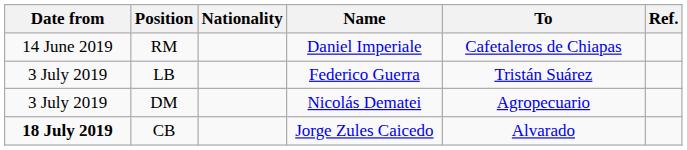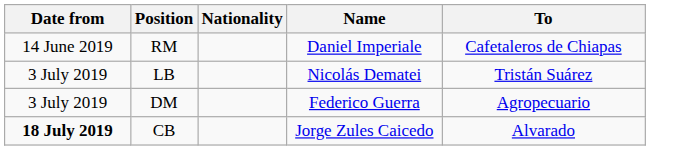- column: (664, 18)
(364, 74) Federico Guerra -> (364, 74) Nicolás Dematei
(364, 102) Nicolás Dematei -> (364, 102) Federico Guerra
